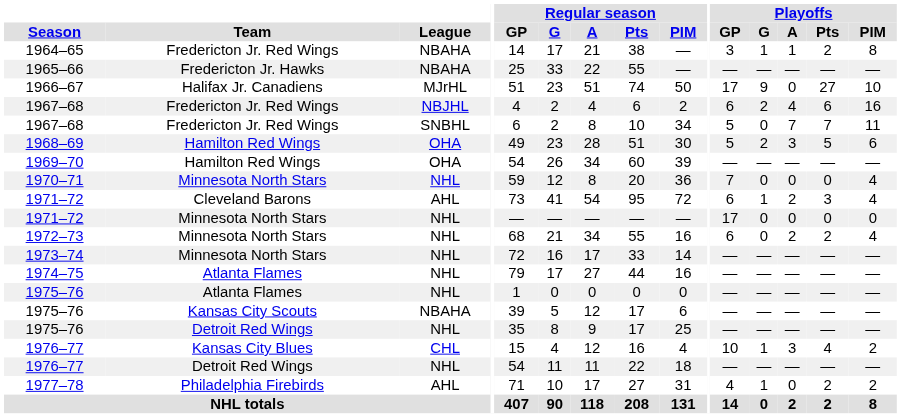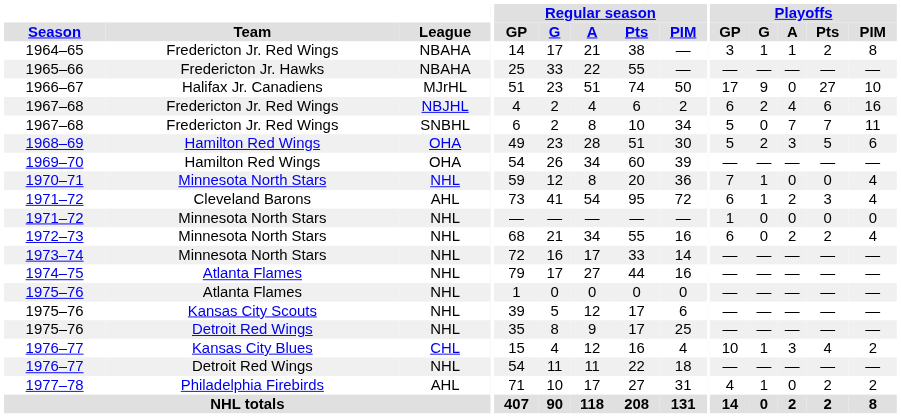(764, 180) 0 -> (764, 180) 1
(730, 217) 17 -> (730, 217) 1
(445, 310) NBAHA -> (445, 310) NHL
